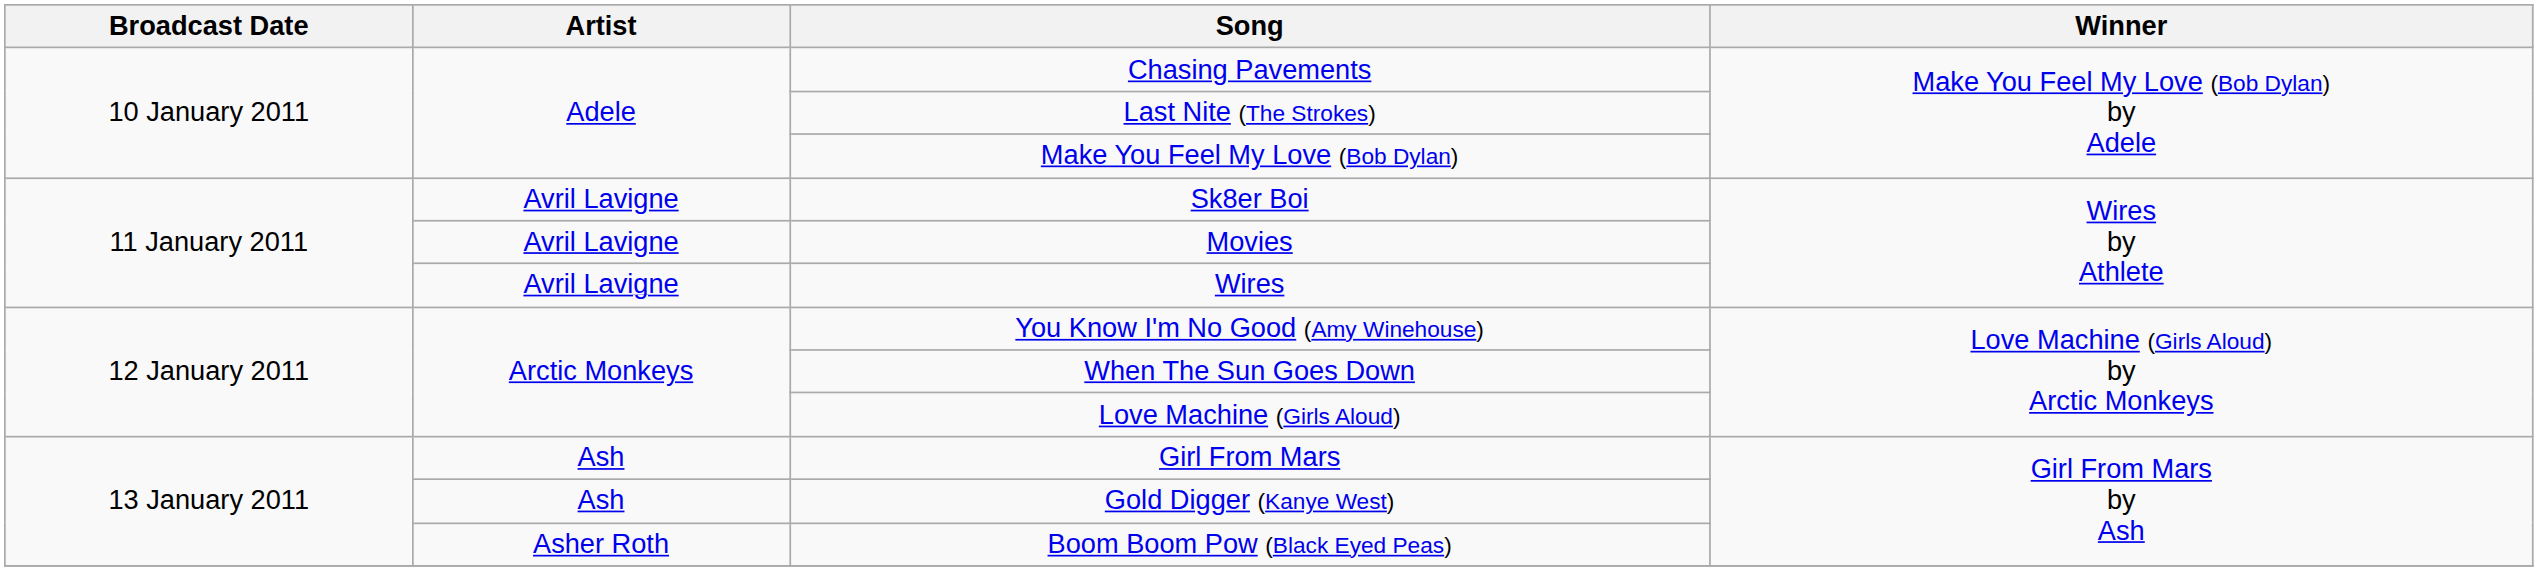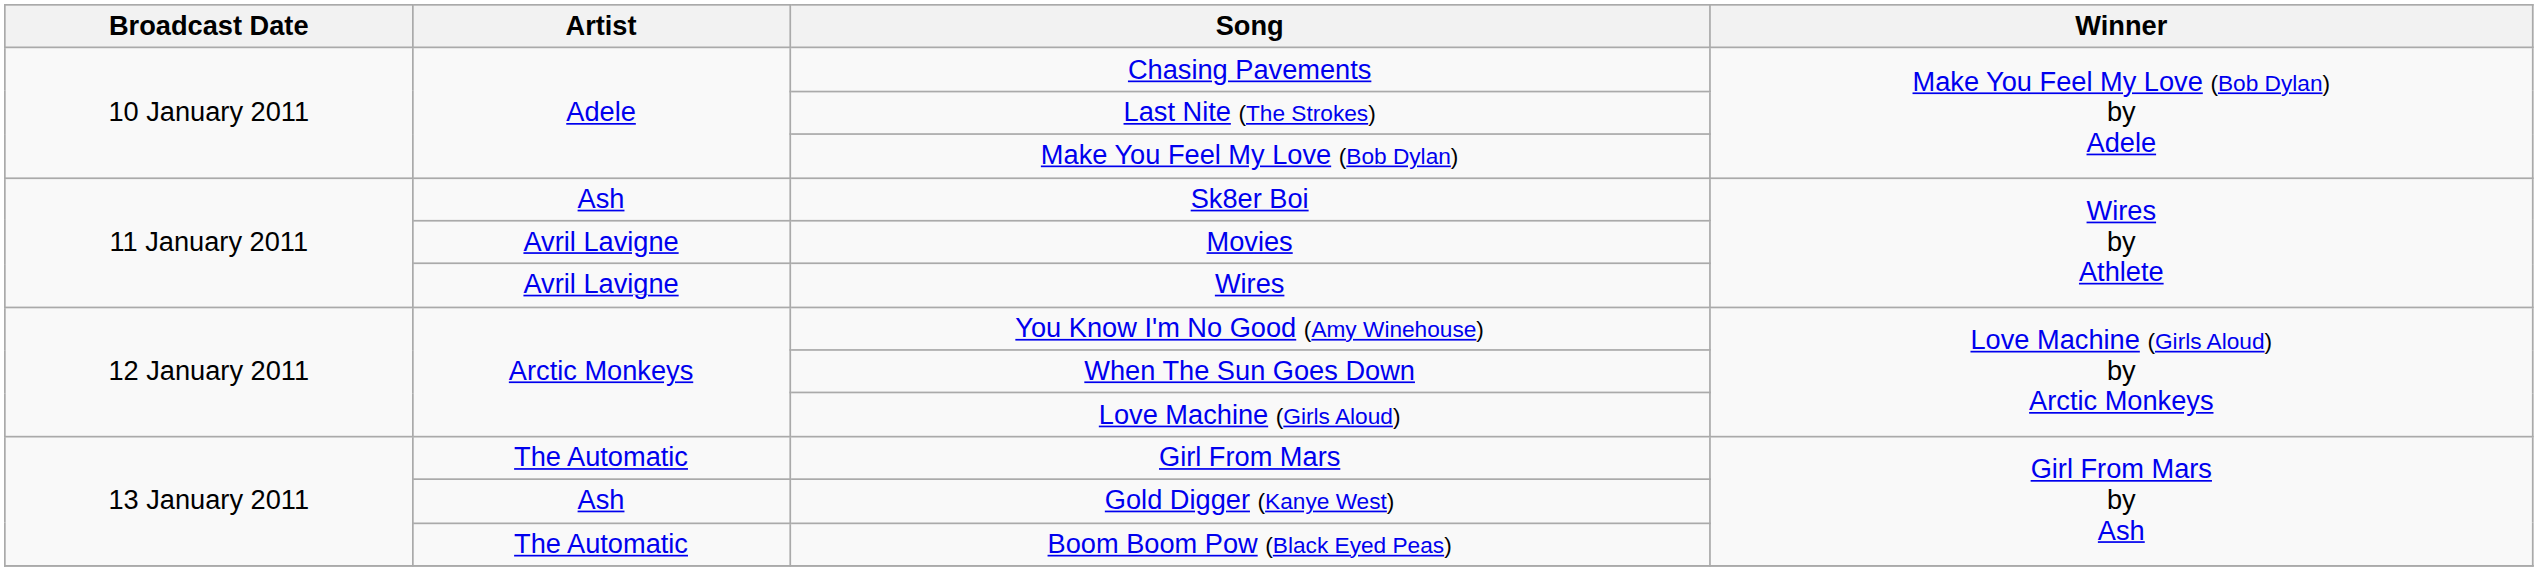(601, 198) Avril Lavigne -> (601, 198) Ash
(601, 457) Ash -> (601, 457) The Automatic
(601, 543) Asher Roth -> (601, 543) The Automatic
